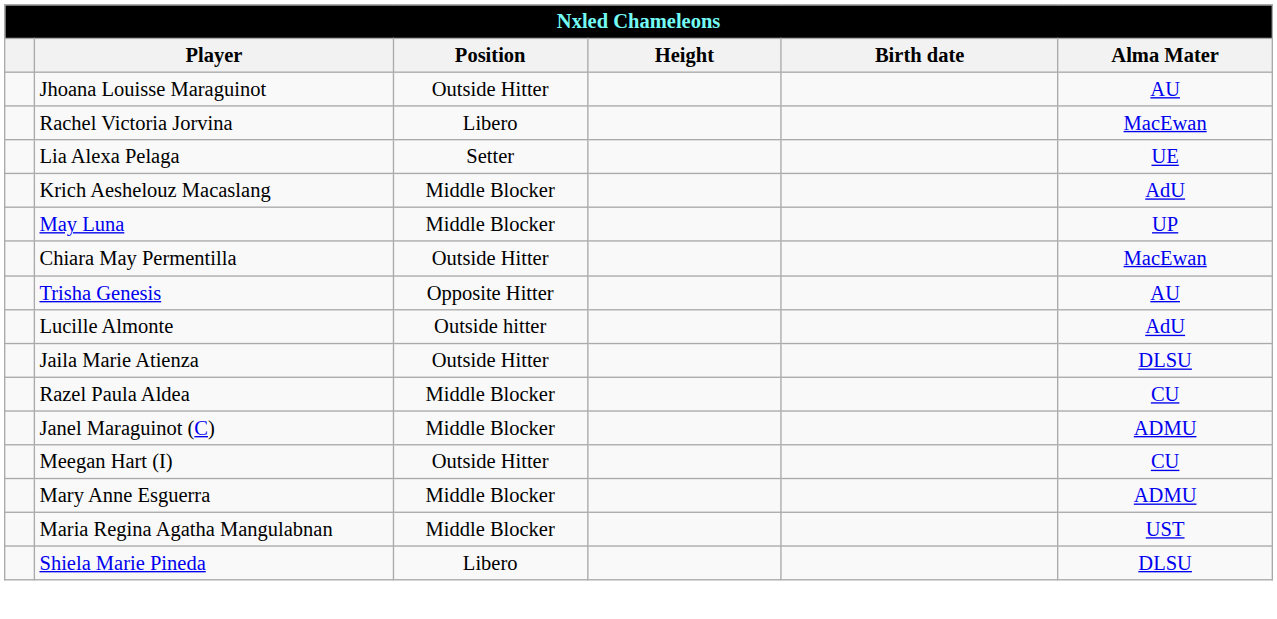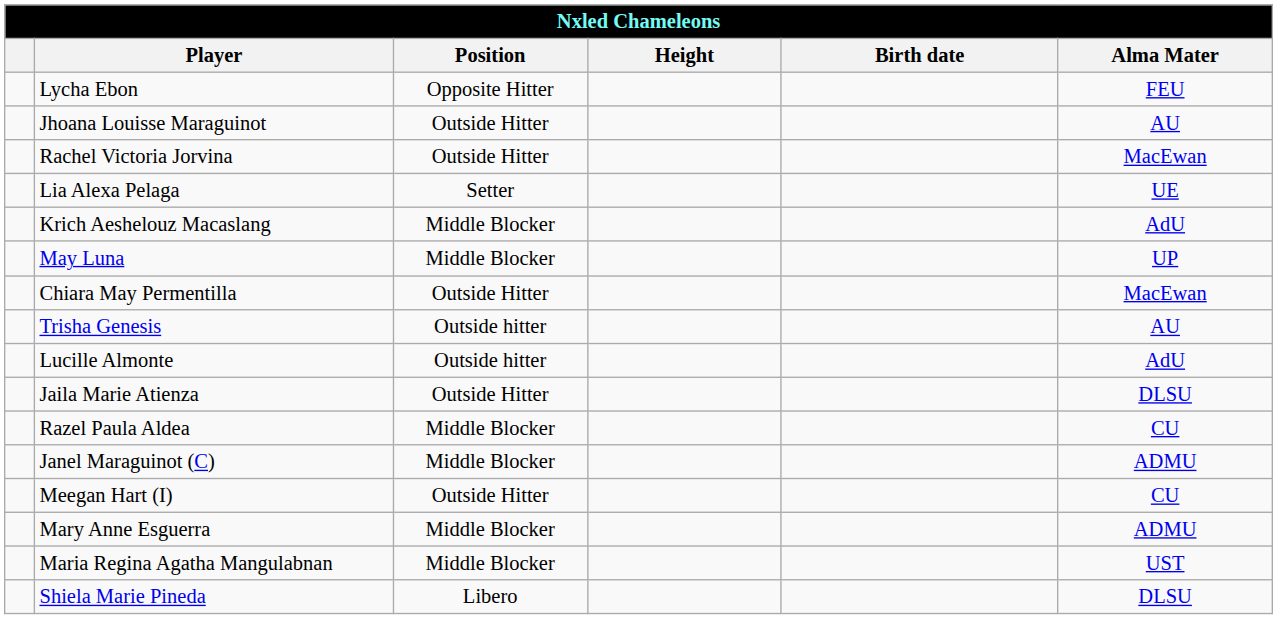+ row: (89, 89)
(490, 123) Libero -> (490, 156) Outside Hitter
(490, 292) Opposite Hitter -> (490, 326) Outside hitter
